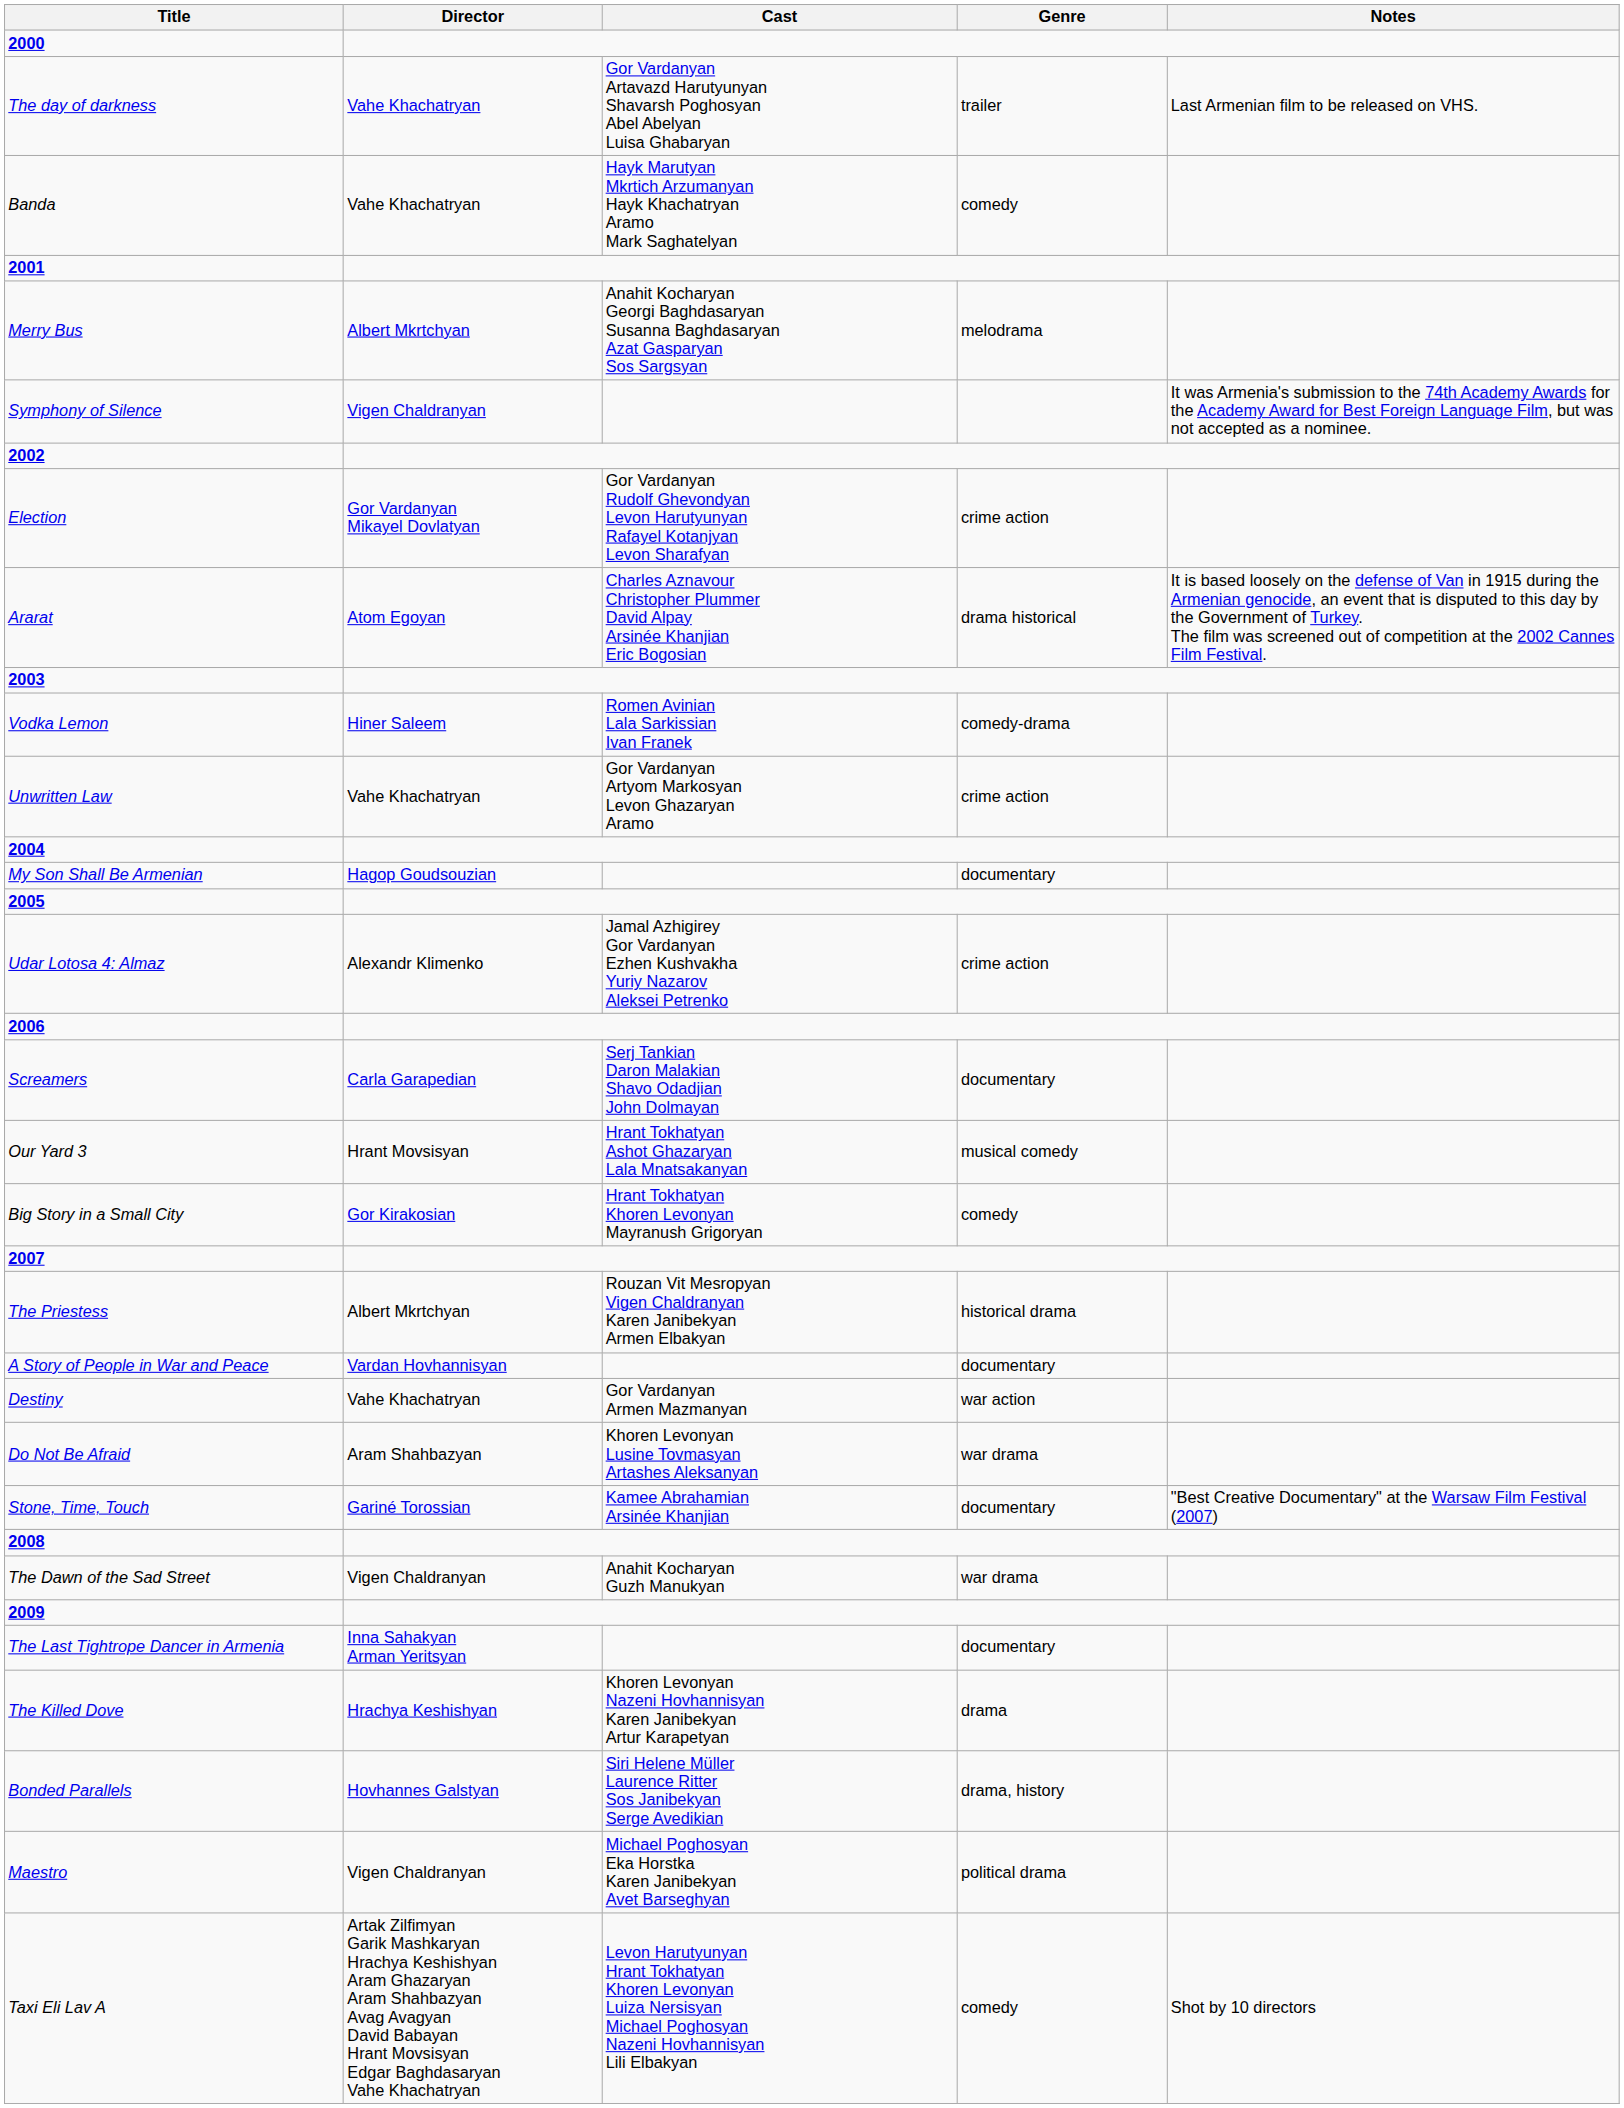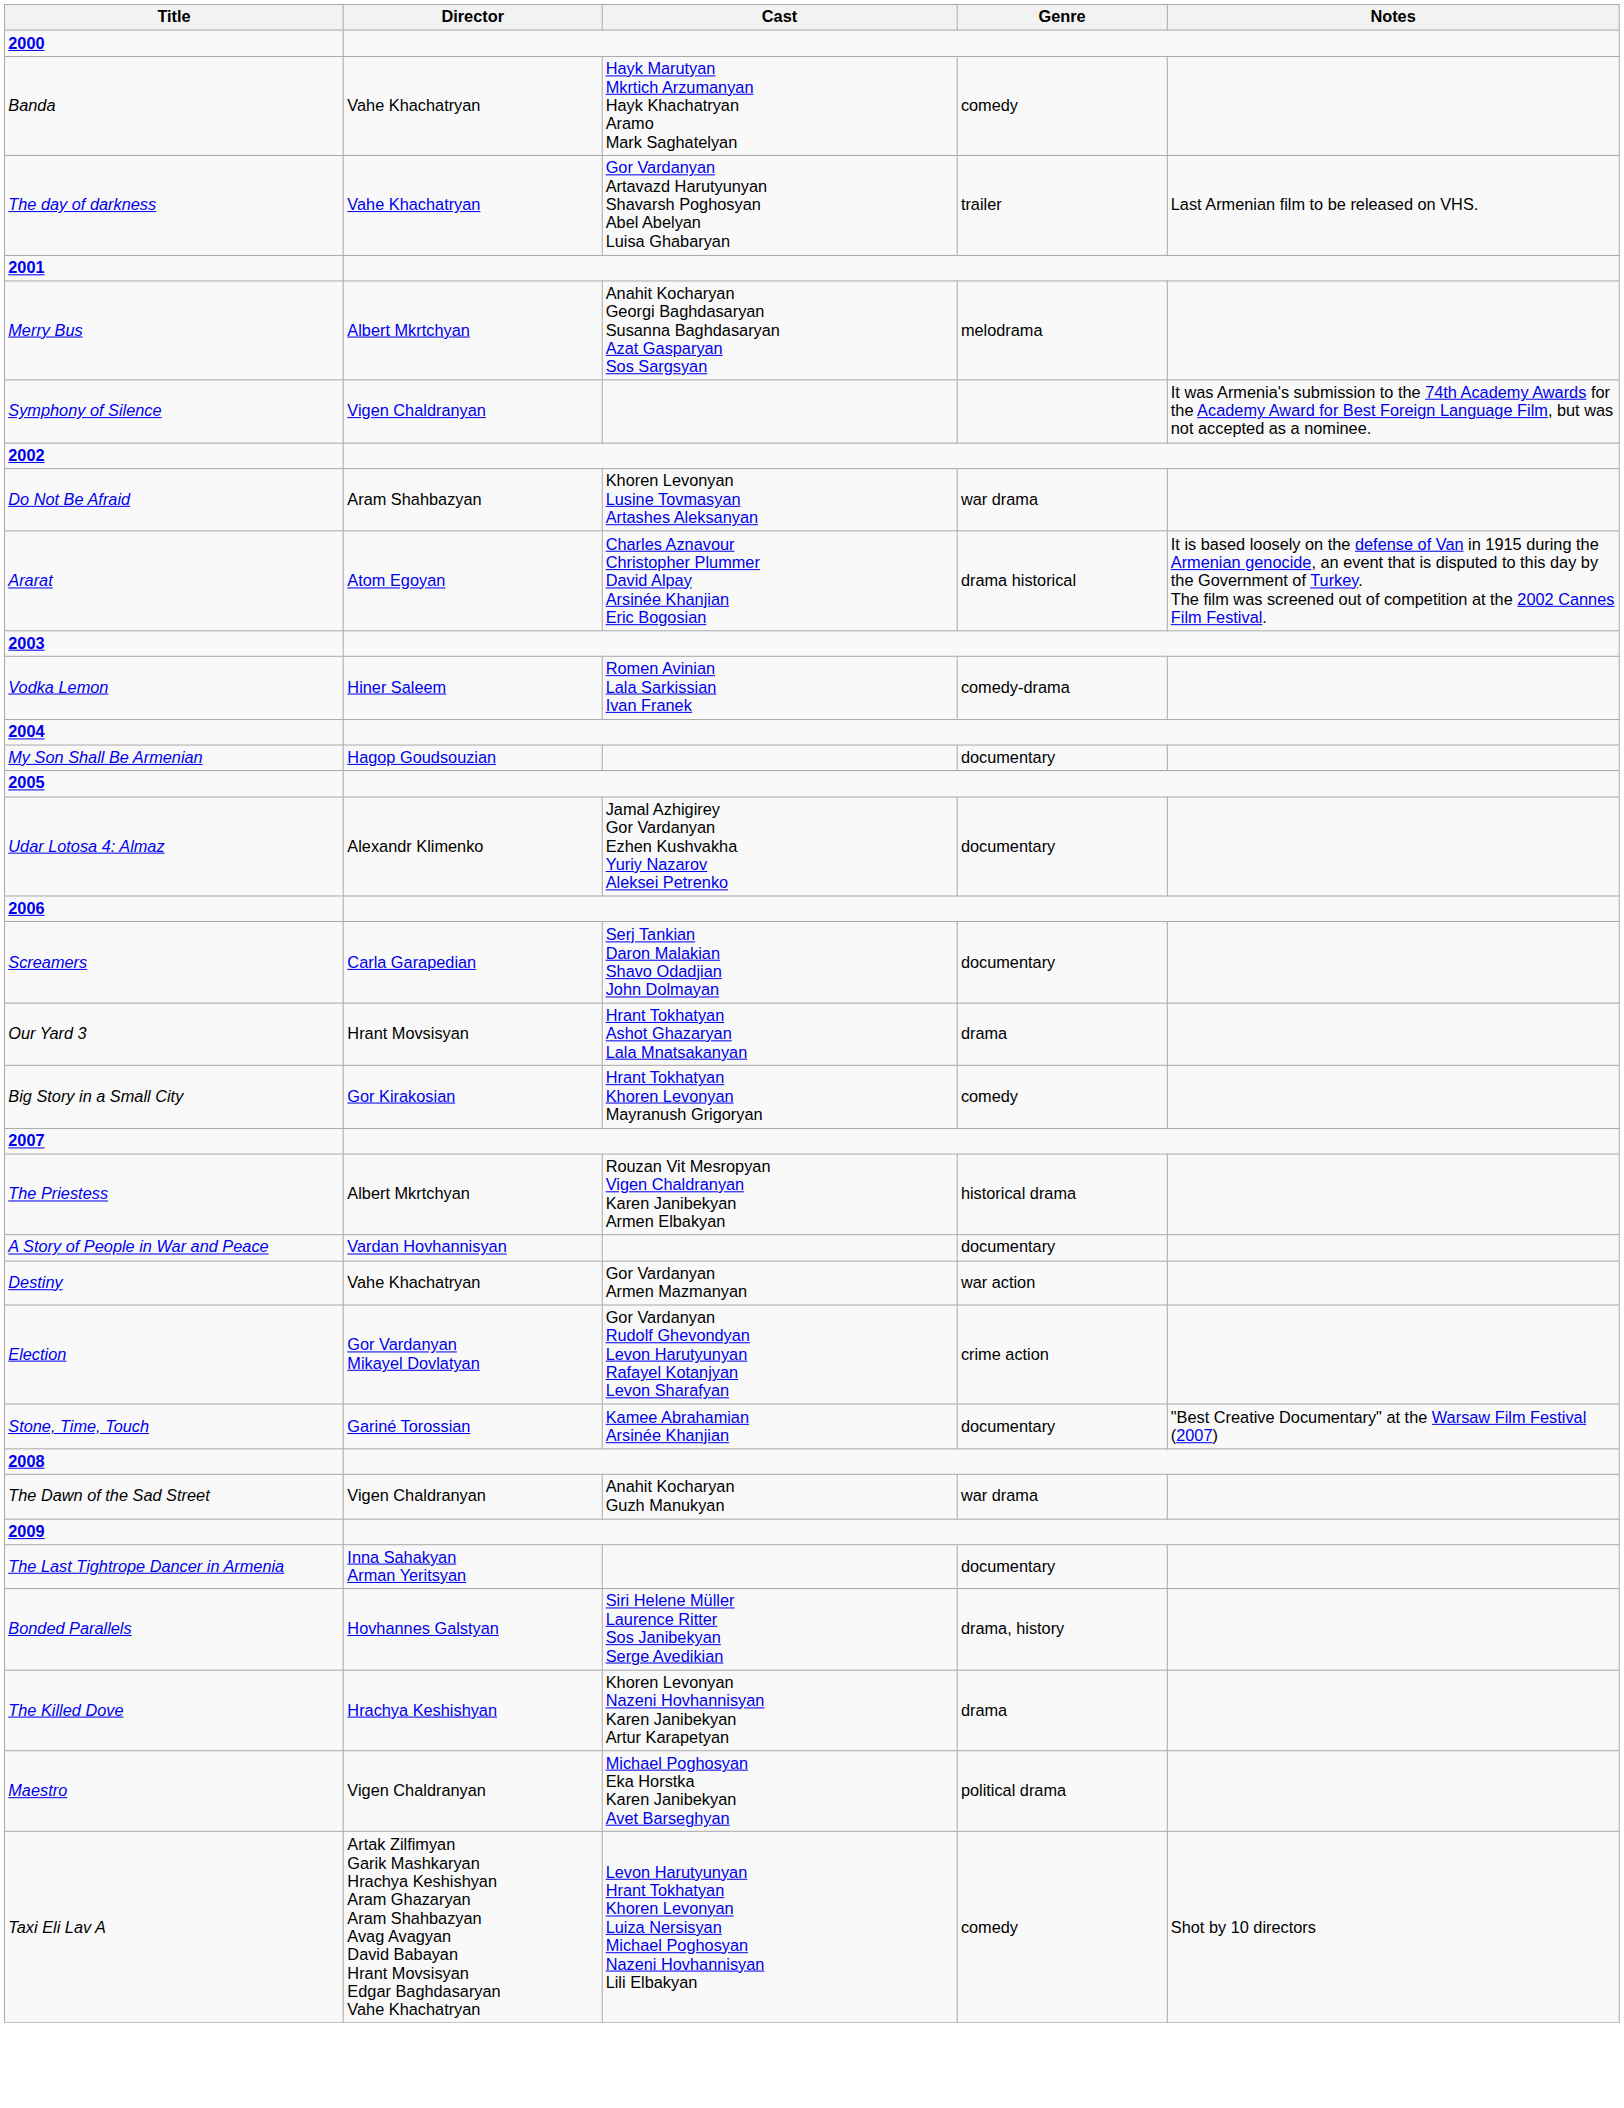rows swapped: (82, 105) <-> (32, 205)
rows swapped: (37, 518) <-> (69, 1453)
- row: (60, 796)
(1005, 964) crime action -> (1008, 846) documentary
(1019, 1151) musical comedy -> (984, 1034) drama
rows swapped: (70, 1791) <-> (66, 1710)
